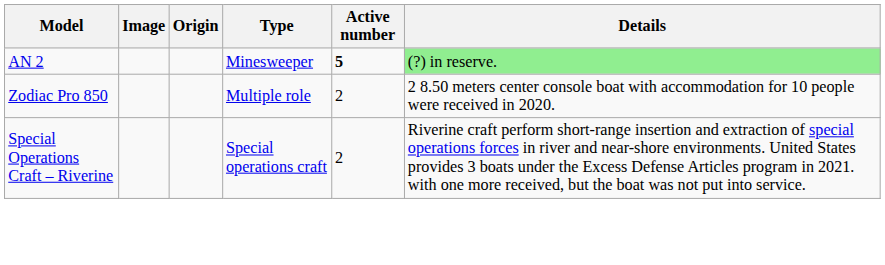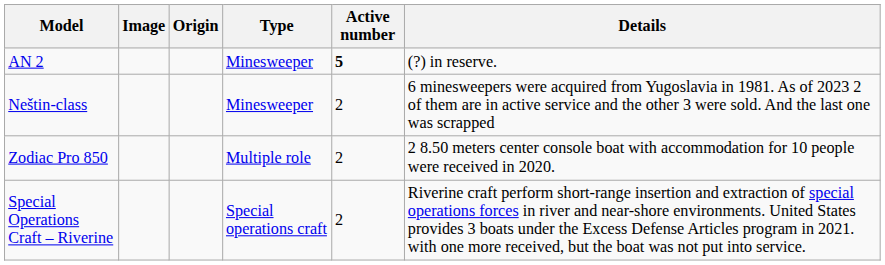(452, 61) lightgreen background -> (452, 61) no background
+ row: (48, 104)
